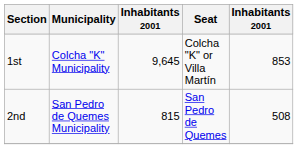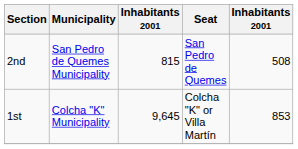rows swapped: (14, 61) <-> (16, 116)
